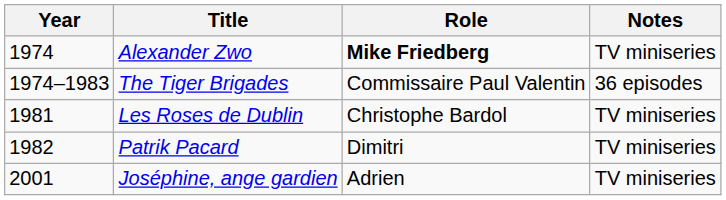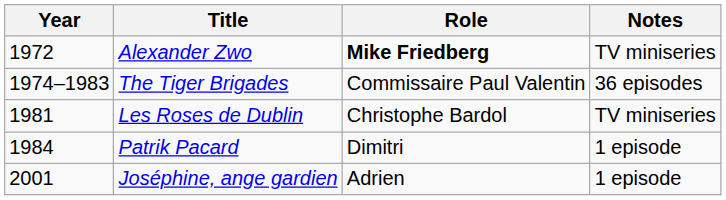(31, 52) 1974 -> (31, 52) 1972
(31, 147) 1982 -> (31, 147) 1984
(655, 147) TV miniseries -> (638, 147) 1 episode
(655, 178) TV miniseries -> (638, 178) 1 episode
